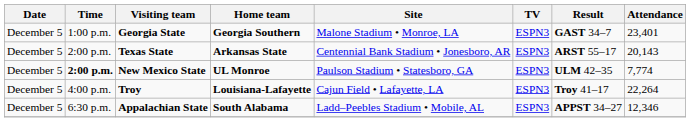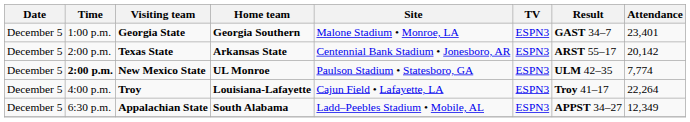(643, 51) 20,143 -> (643, 51) 20,142
(643, 108) 12,346 -> (643, 108) 12,349
